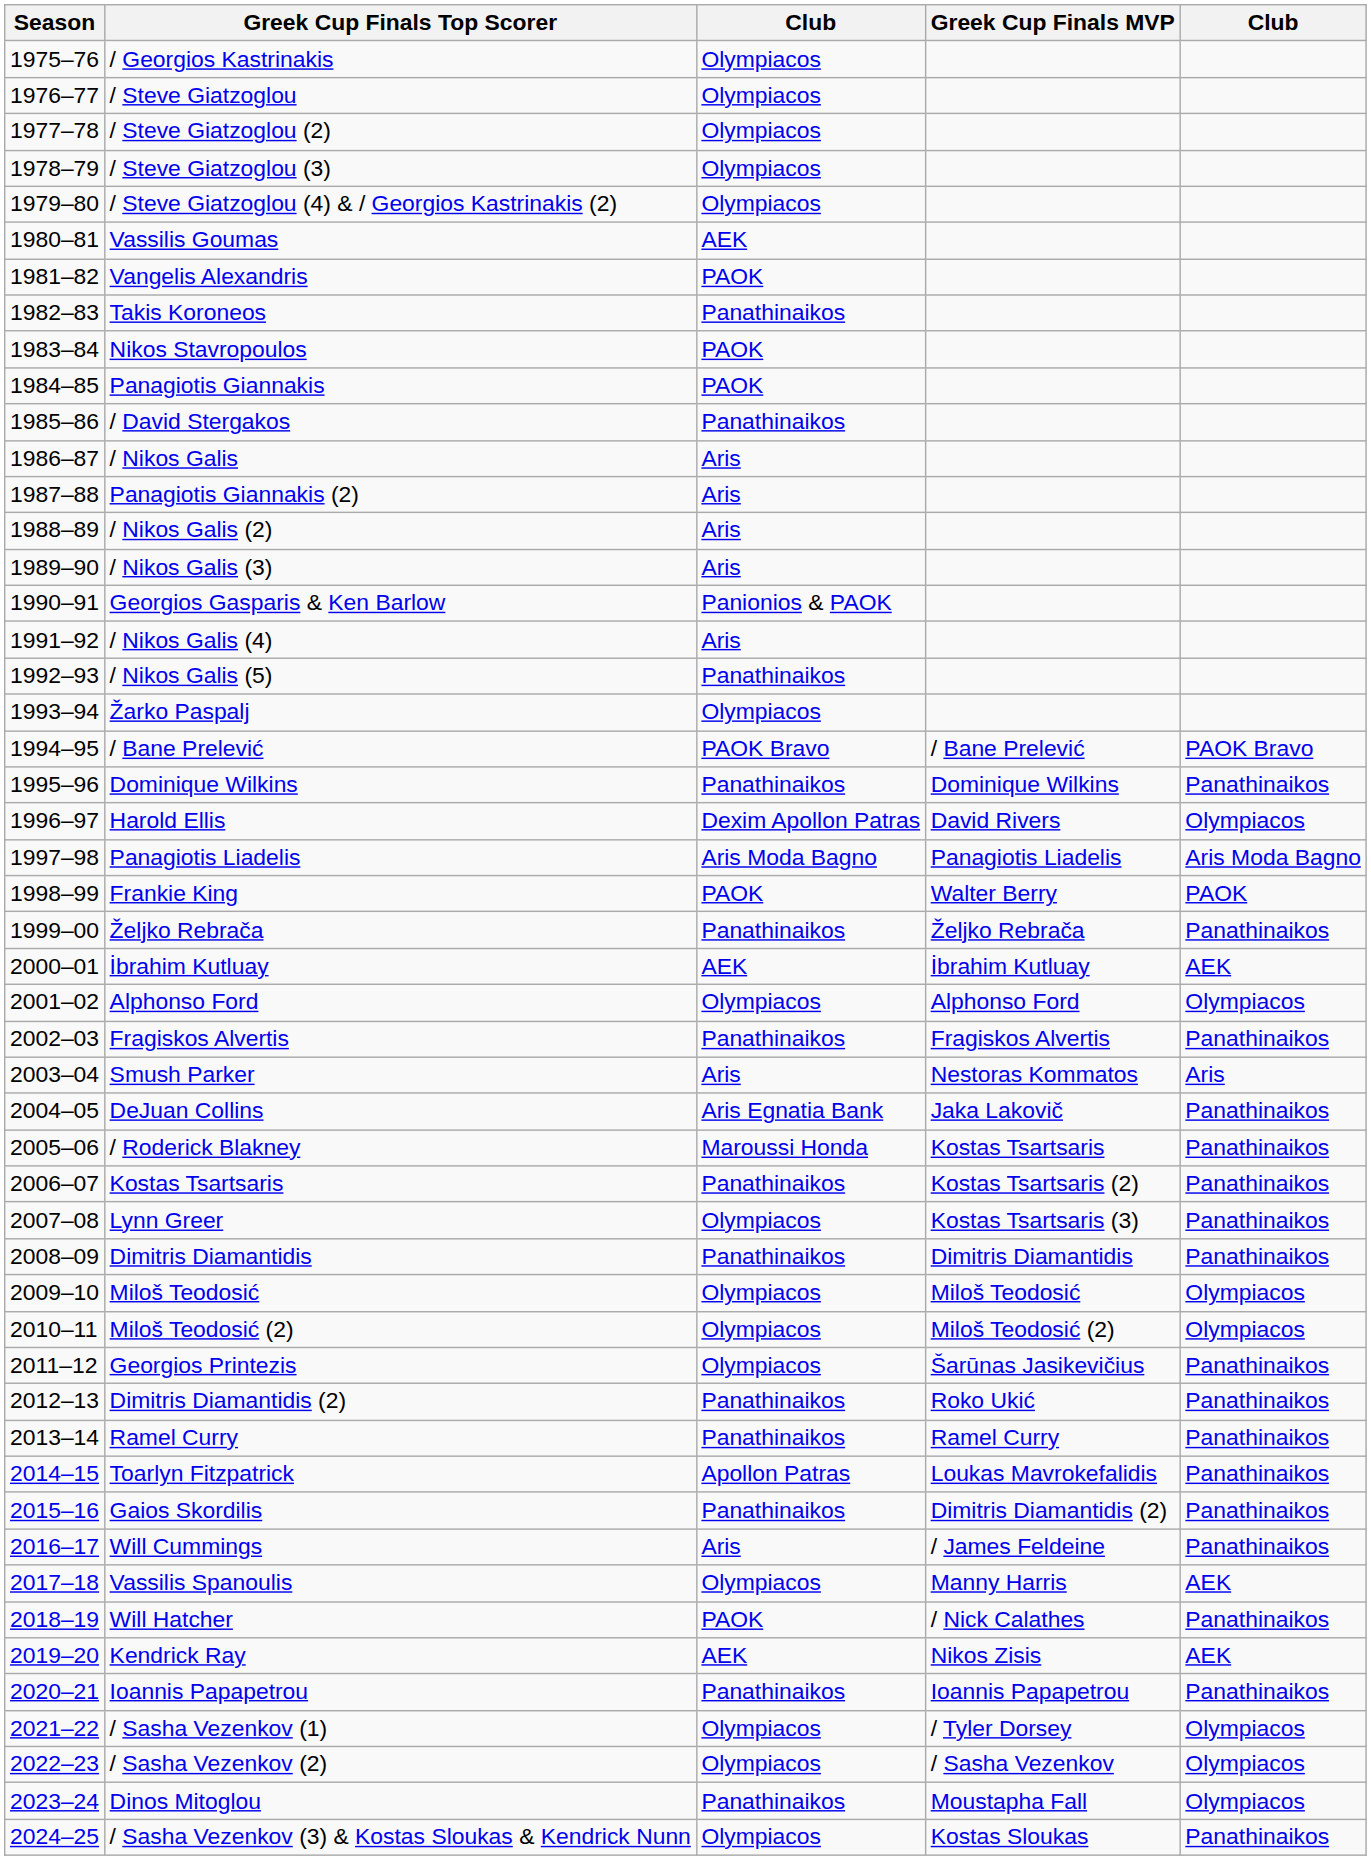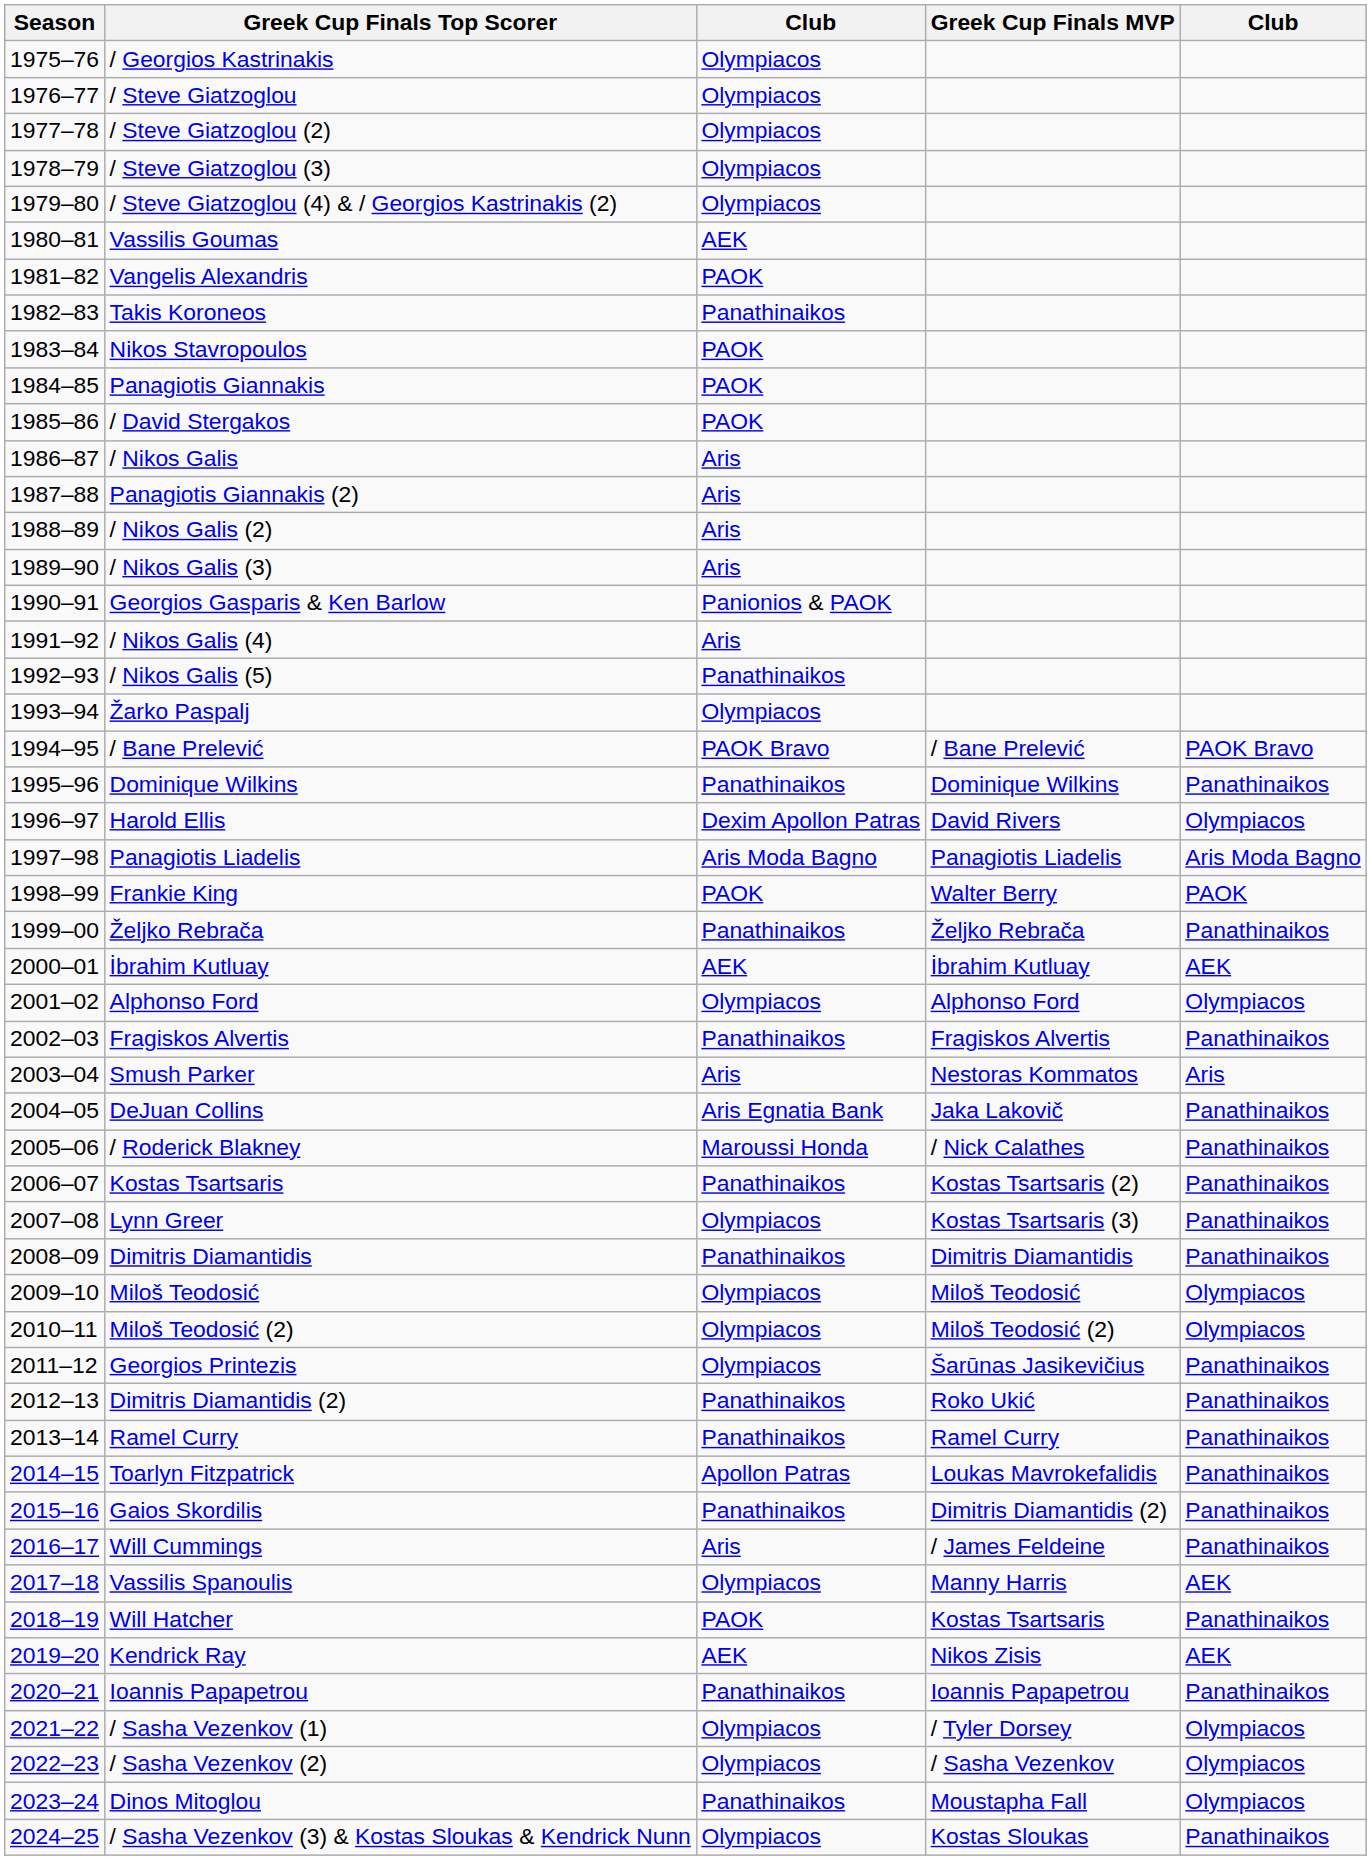(773, 421) Panathinaikos -> (732, 421) PAOK
(1018, 1147) Kostas Tsartsaris -> (1008, 1147) / Nick Calathes
(1008, 1619) / Nick Calathes -> (1018, 1619) Kostas Tsartsaris
